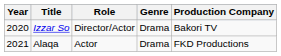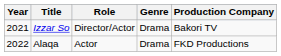(18, 28) 2020 -> (18, 28) 2021
(18, 43) 2021 -> (18, 43) 2022
